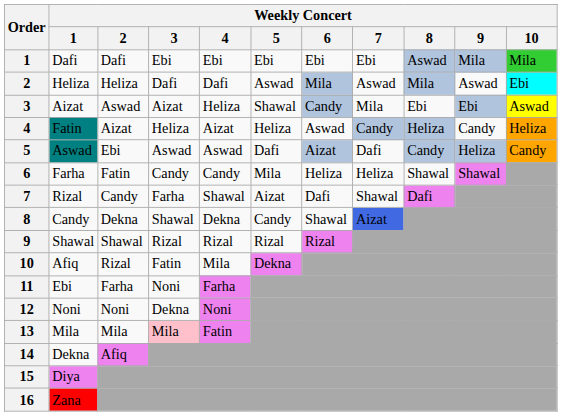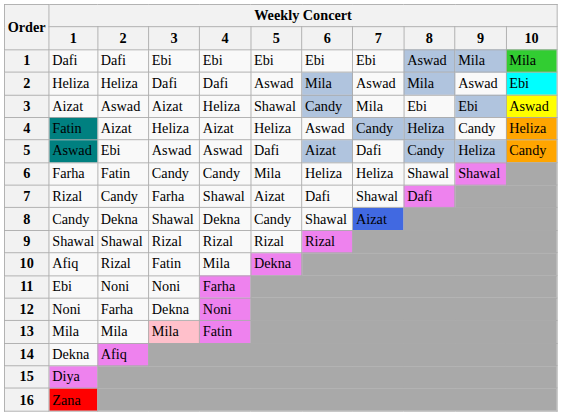(117, 286) Farha -> (115, 286) Noni
(115, 309) Noni -> (117, 309) Farha
